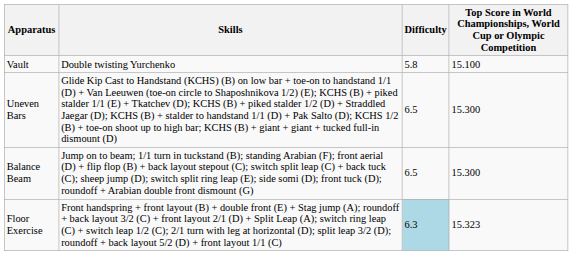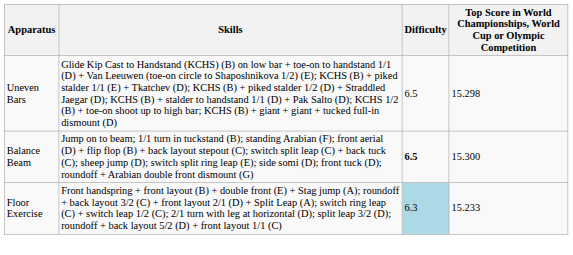- row: (18, 64)
(466, 110) 15.300 -> (466, 93) 15.298
(411, 173) normal -> (411, 156) bold
(466, 224) 15.323 -> (466, 208) 15.233
